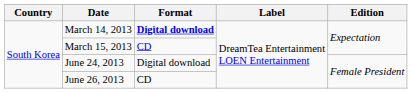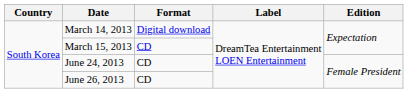(175, 29) bold -> (174, 29) normal
(174, 63) Digital download -> (144, 63) CD
